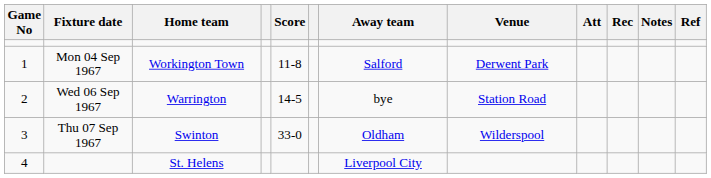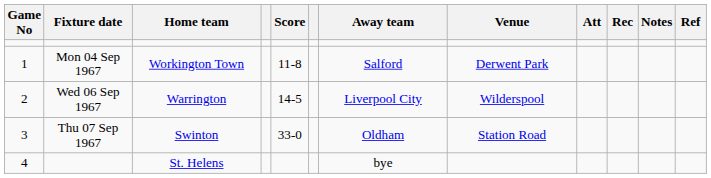(383, 99) bye -> (383, 99) Liverpool City
(512, 99) Station Road -> (512, 99) Wilderspool
(512, 135) Wilderspool -> (512, 135) Station Road
(383, 163) Liverpool City -> (383, 163) bye
